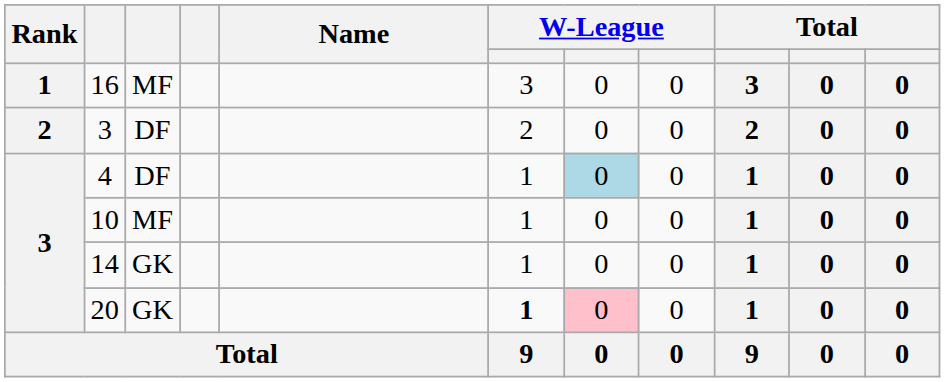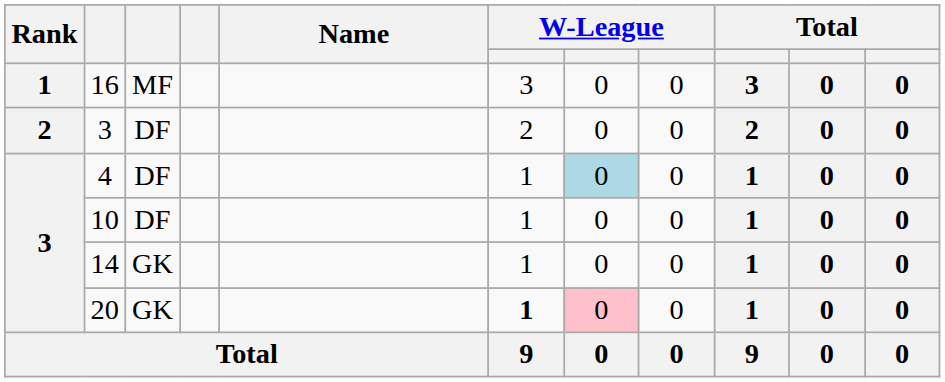(152, 219) MF -> (152, 219) DF
